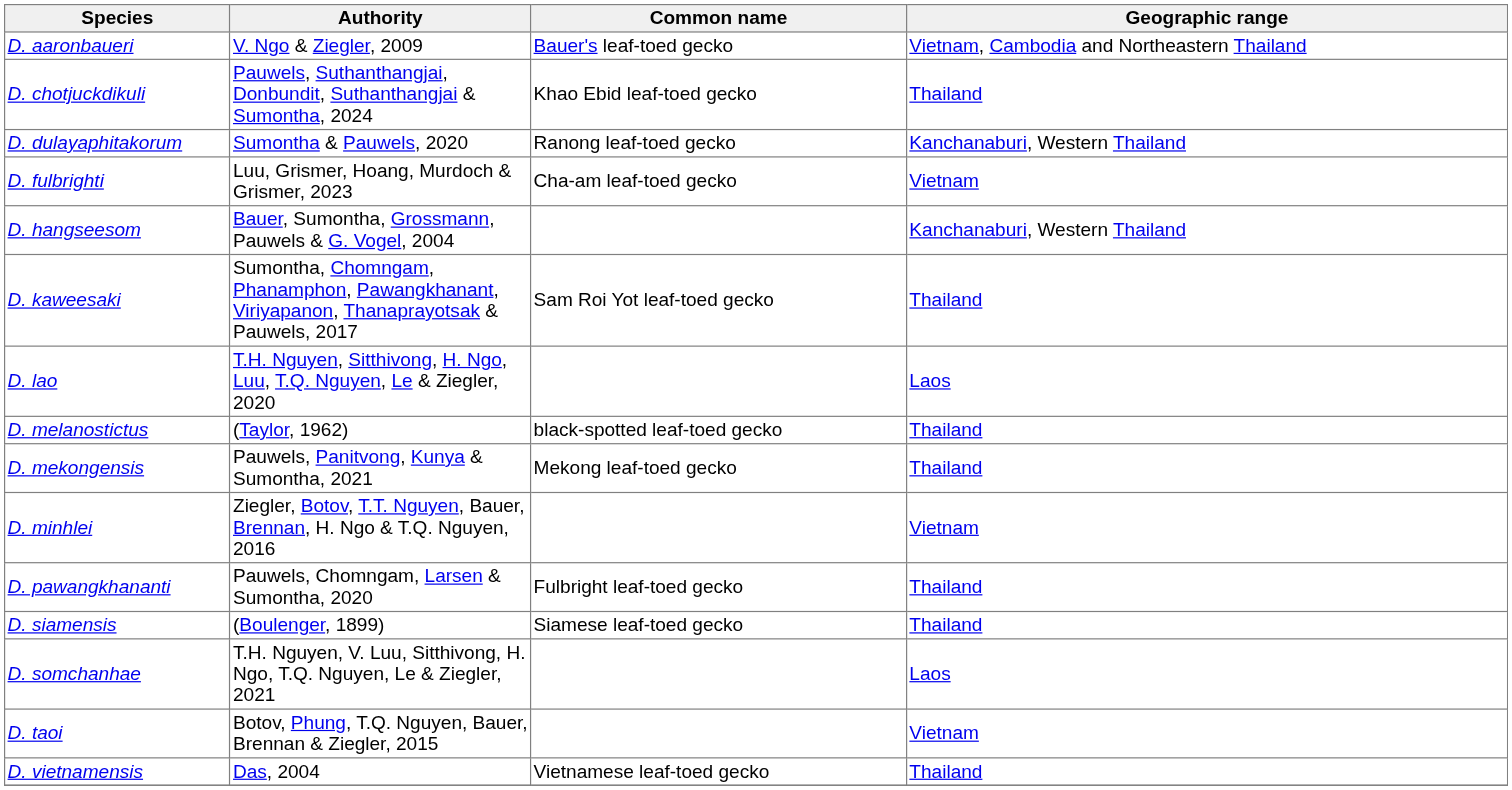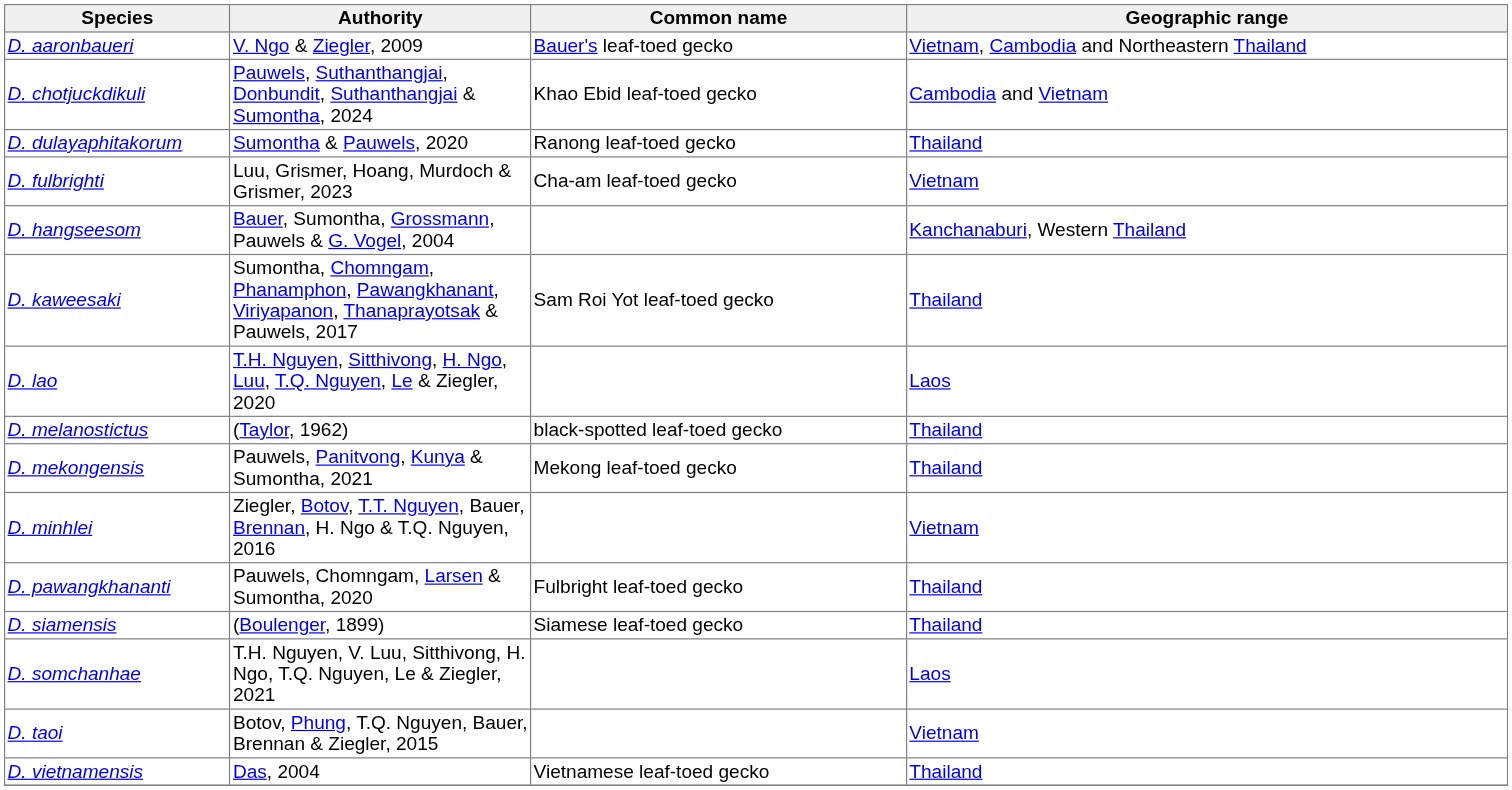(946, 94) Thailand -> (1009, 94) Cambodia and Vietnam
(1048, 143) Kanchanaburi, Western Thailand -> (946, 143) Thailand
